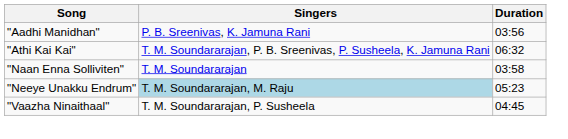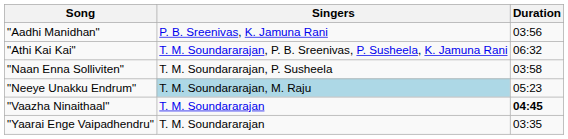(194, 69) T. M. Soundararajan -> (246, 69) T. M. Soundararajan, P. Susheela
(228, 106) T. M. Soundararajan, P. Susheela -> (212, 106) T. M. Soundararajan
(510, 106) normal -> (528, 106) bold
+ row: (80, 124)
